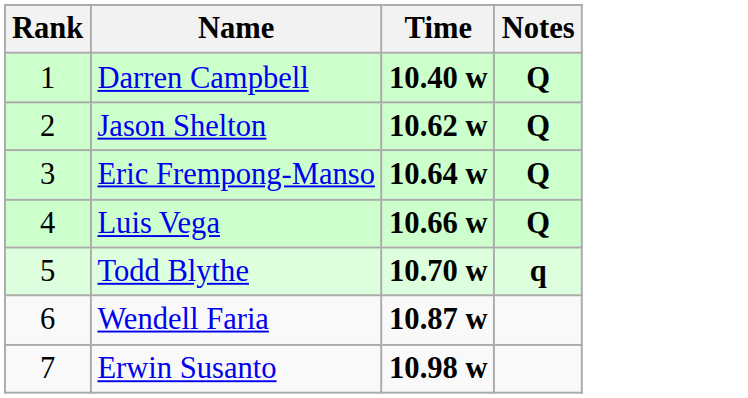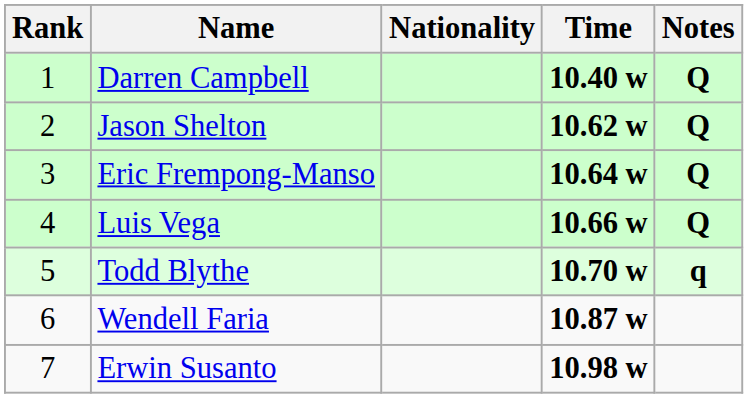+ column: (462, 28)
